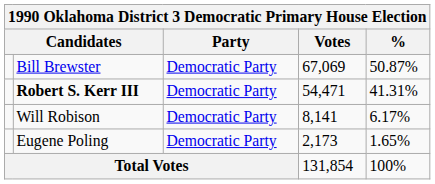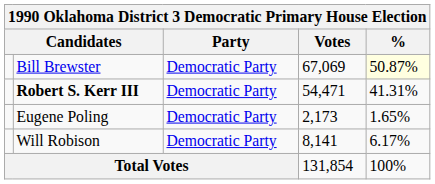(394, 66) no background -> (394, 66) lightyellow background
rows swapped: (58, 116) <-> (62, 141)
